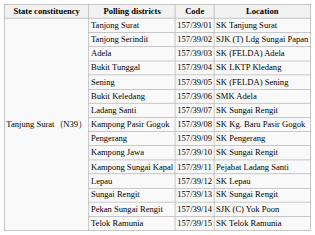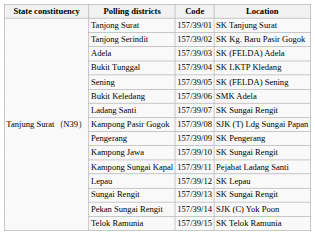(262, 39) SJK (T) Ldg Sungai Papan -> (261, 39) SK Kg. Baru Pasir Gogok
(261, 124) SK Kg. Baru Pasir Gogok -> (262, 124) SJK (T) Ldg Sungai Papan
